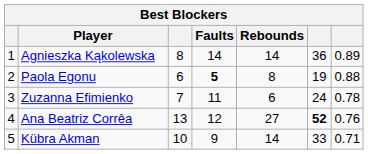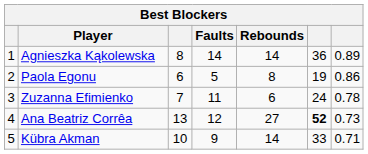(215, 77) bold -> (215, 77) normal
(347, 77) 0.88 -> (347, 77) 0.86
(347, 119) 0.76 -> (347, 119) 0.73
